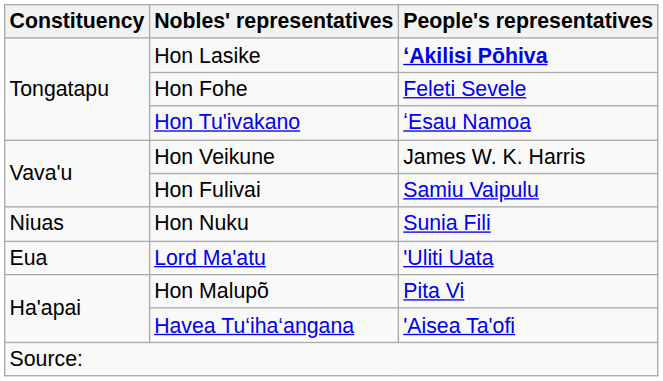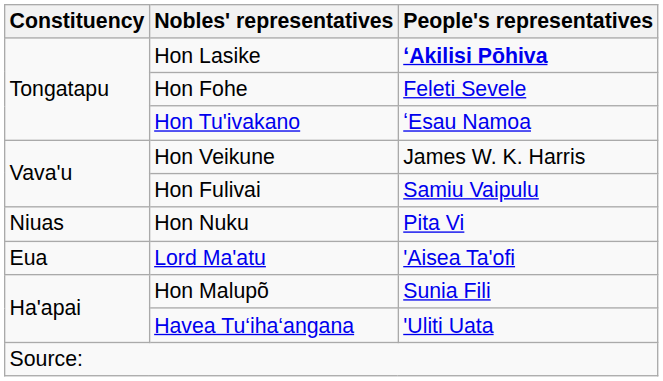(447, 223) Sunia Fili -> (434, 223) Pita Vi
(448, 257) 'Uliti Uata -> (459, 257) 'Aisea Ta'ofi
(434, 291) Pita Vi -> (447, 291) Sunia Fili
(459, 325) 'Aisea Ta'ofi -> (448, 325) 'Uliti Uata
